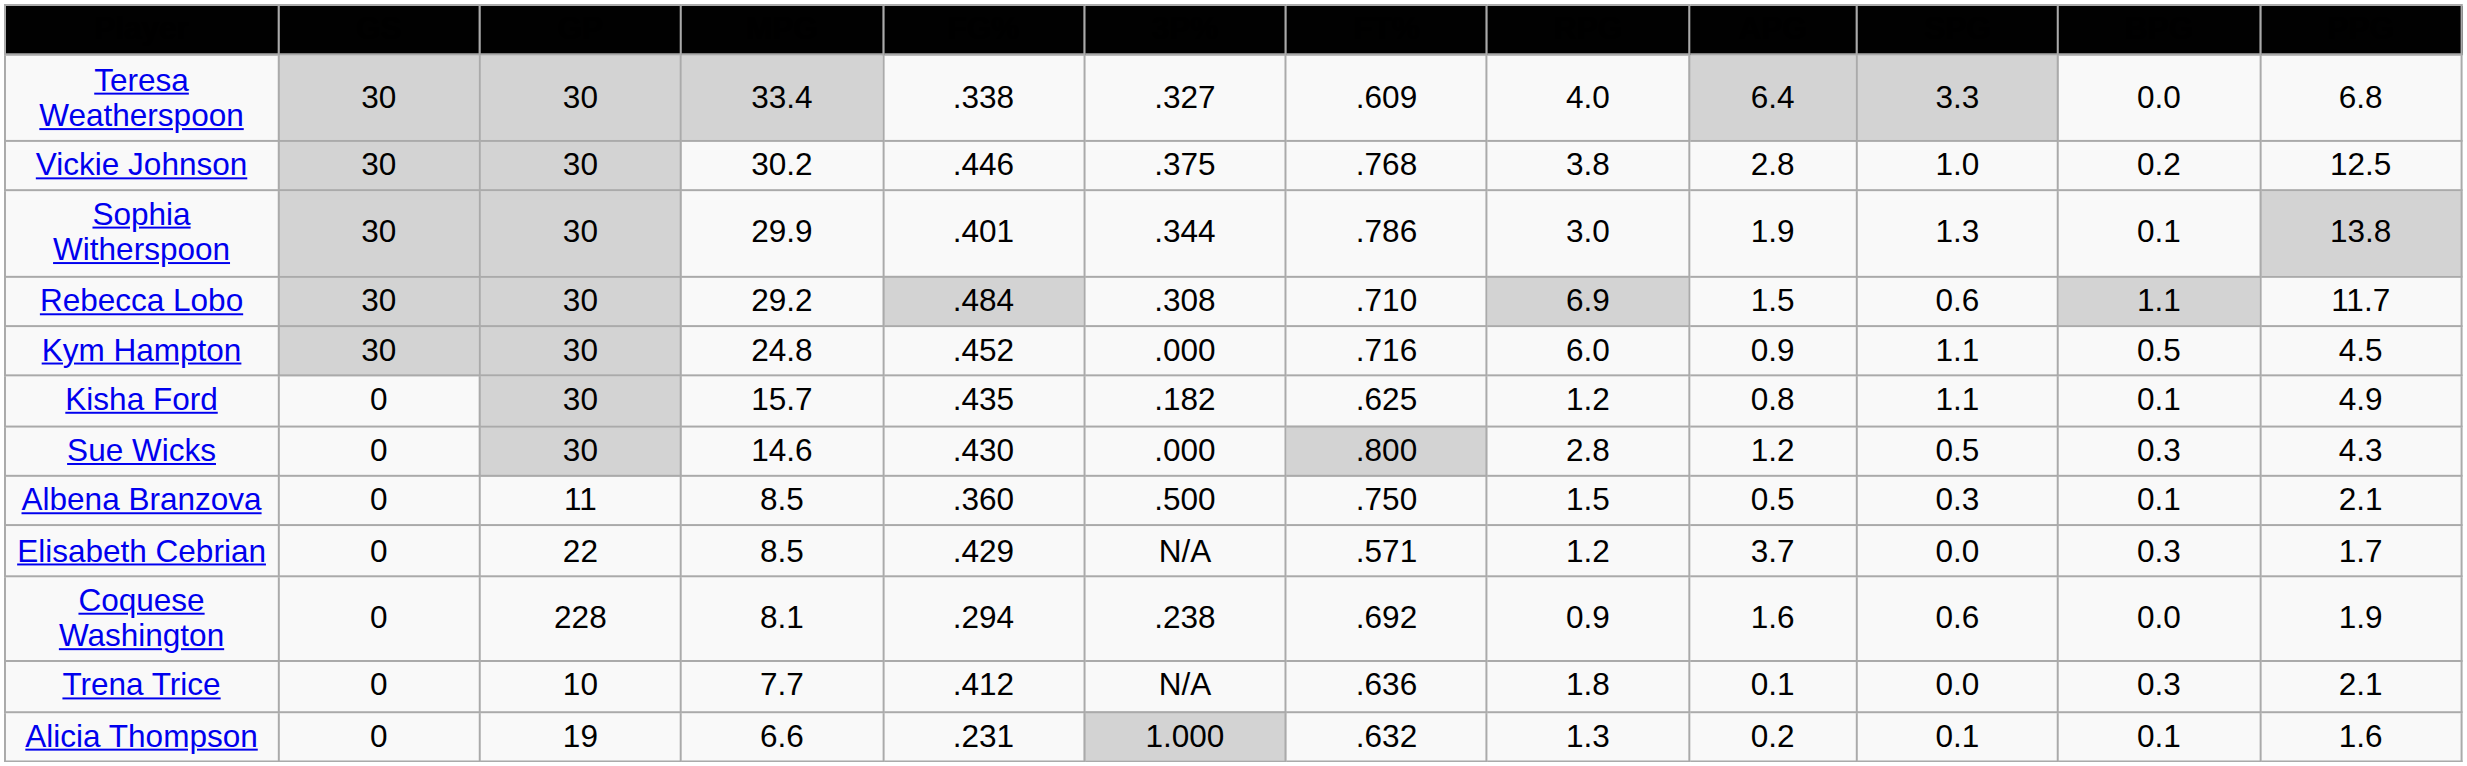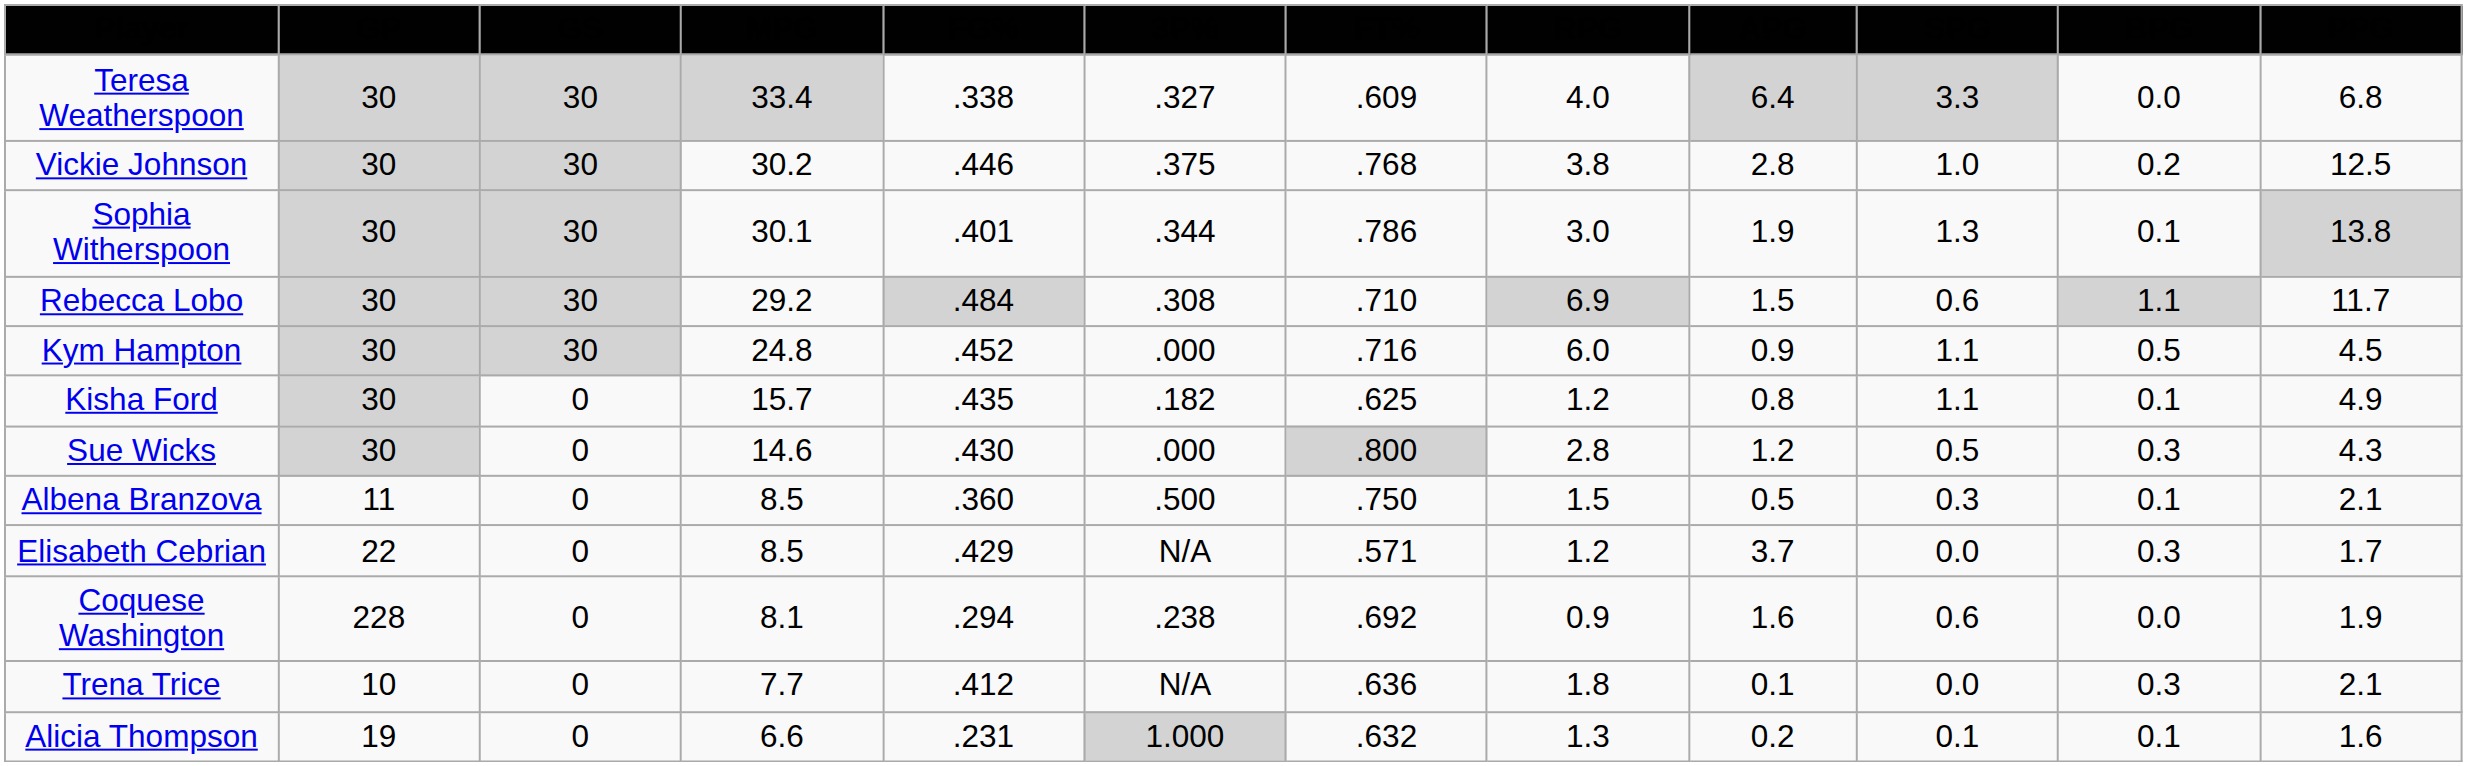columns swapped: (580, 29) <-> (379, 29)
(782, 232) 29.9 -> (782, 232) 30.1
